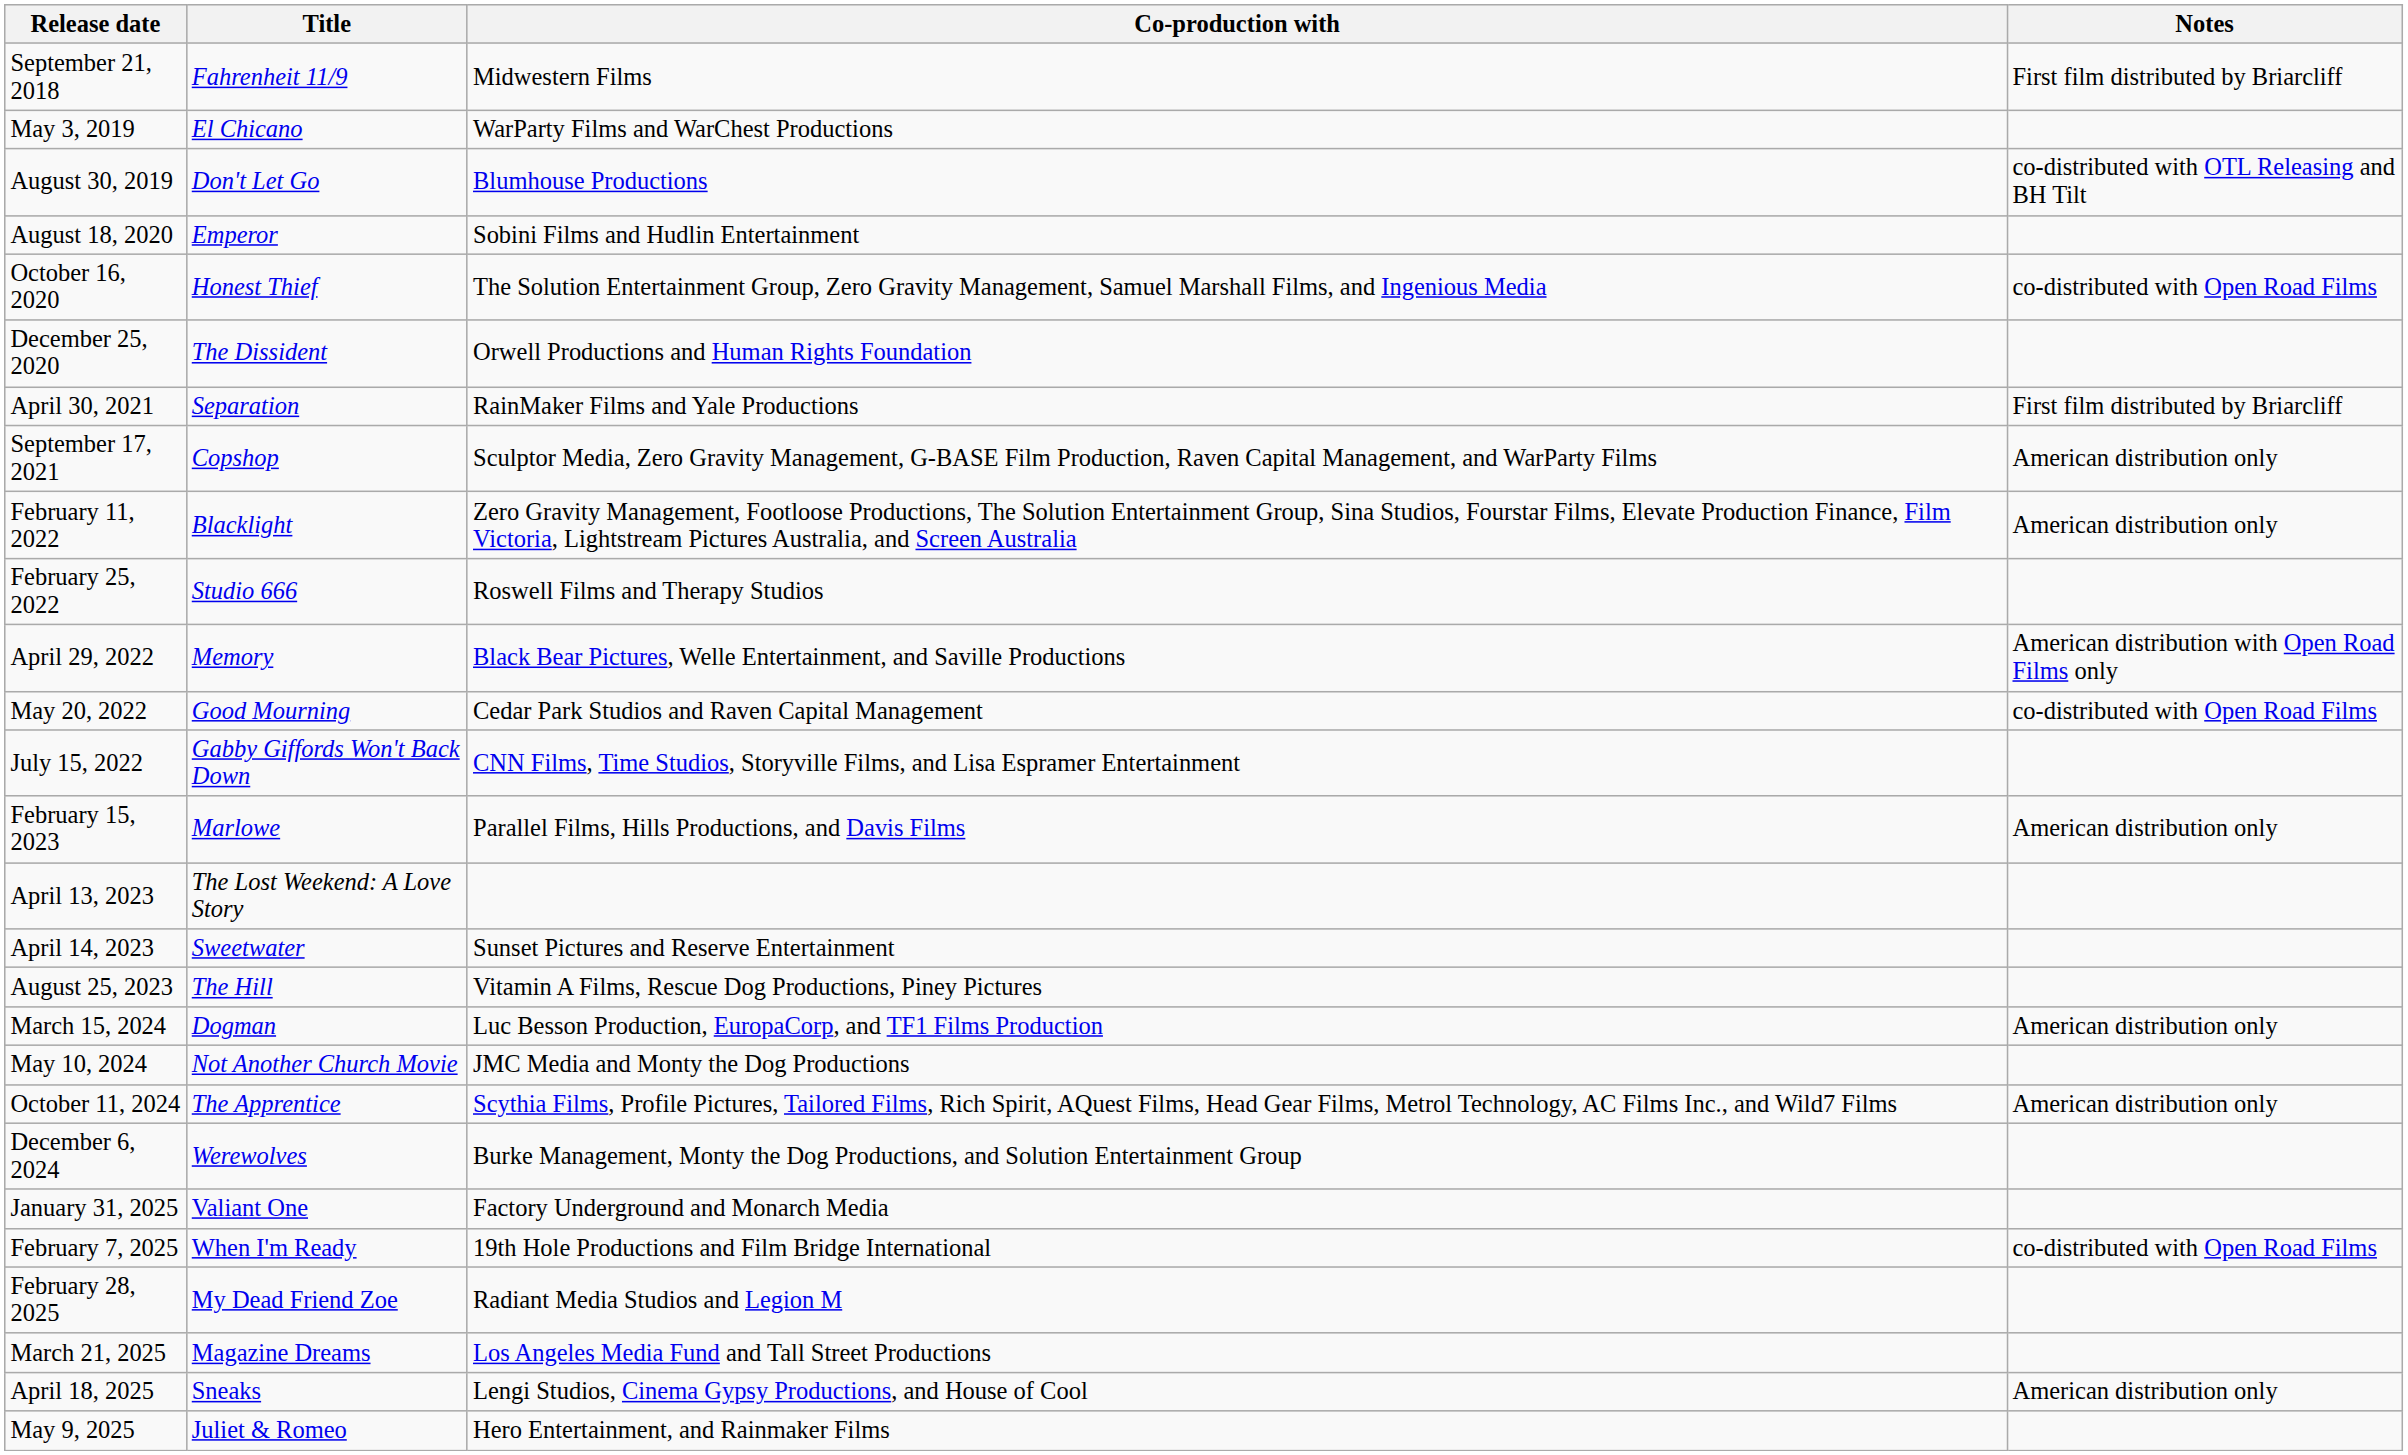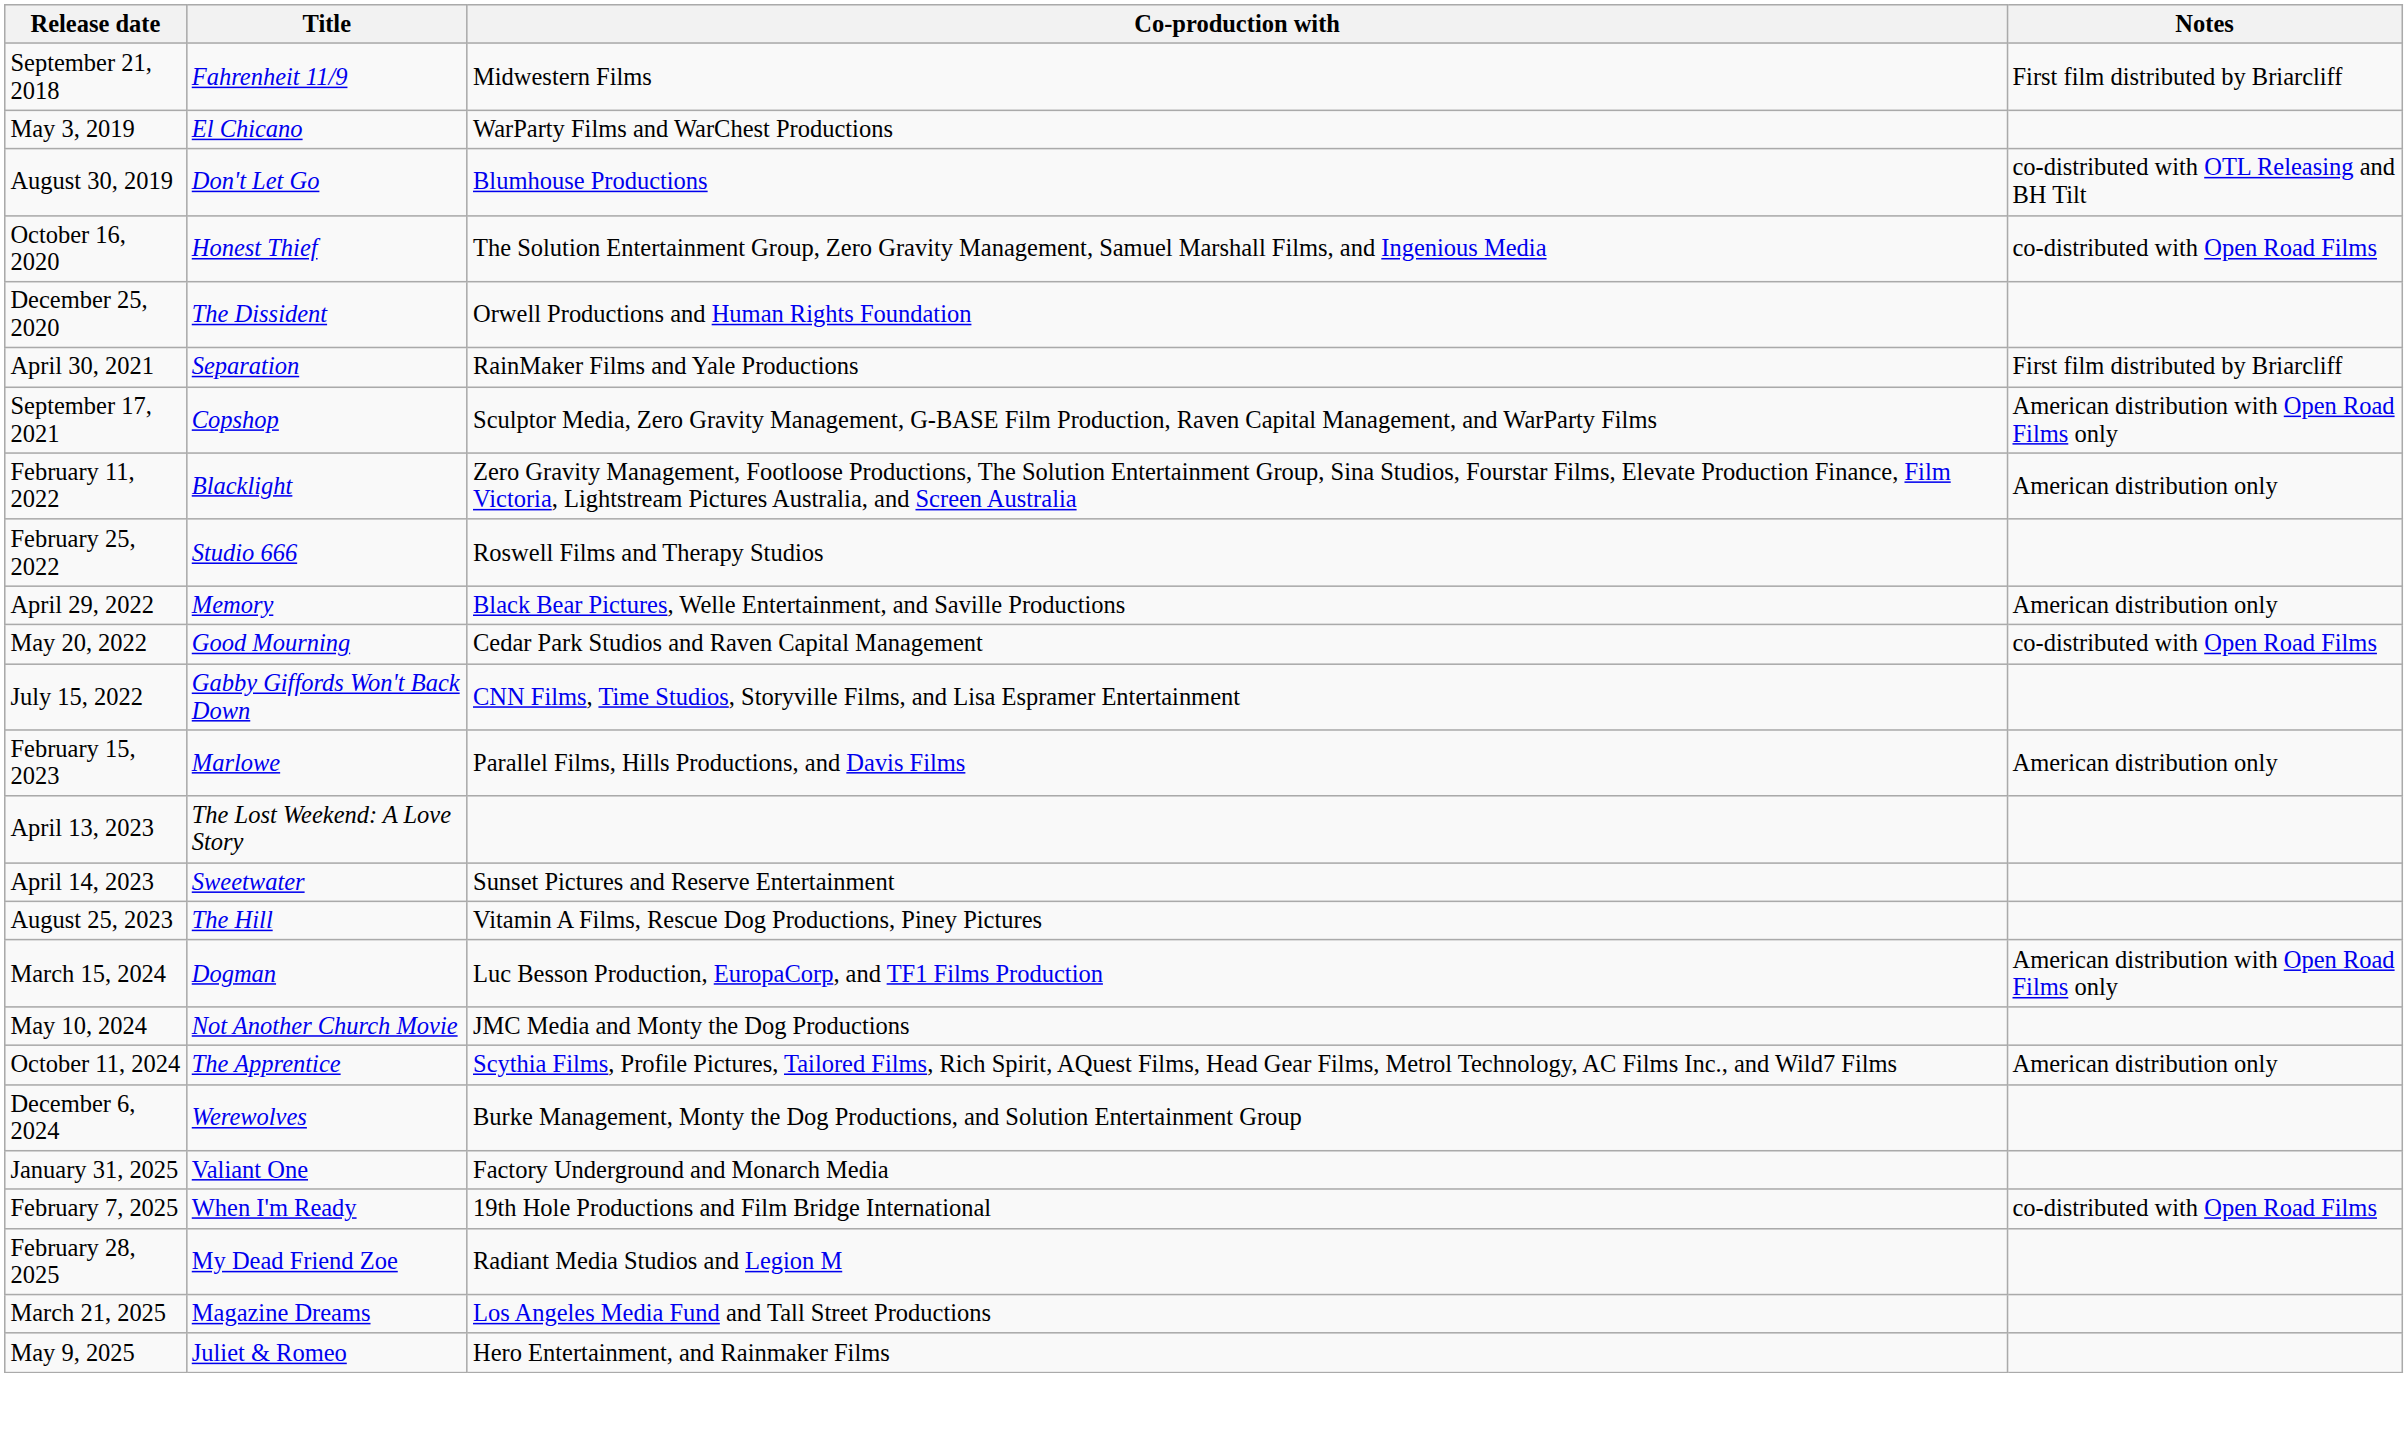- row: (92, 234)
(2145, 458) American distribution only -> (2204, 419) American distribution with Open Road Films only
(2204, 657) American distribution with Open Road Films only -> (2145, 604) American distribution only
(2145, 1025) American distribution only -> (2204, 973) American distribution with Open Road Films only
- row: (82, 1391)
